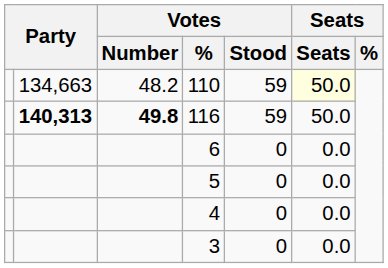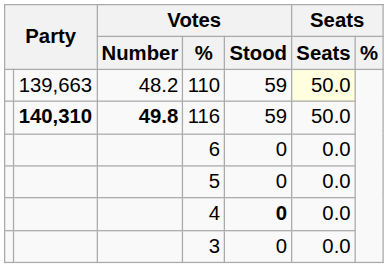(55, 85) 134,663 -> (55, 85) 139,663
(55, 117) 140,313 -> (55, 117) 140,310
(281, 213) normal -> (281, 213) bold
